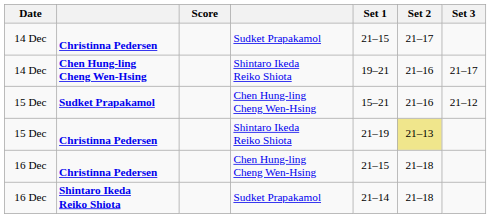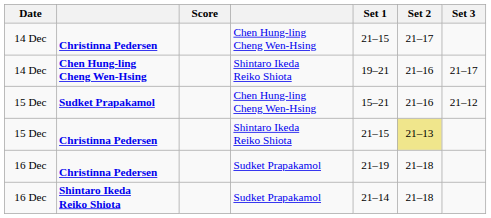(277, 39) Sudket Prapakamol -> (275, 39) Chen Hung-ling Cheng Wen-Hsing
(375, 134) 21–19 -> (375, 134) 21–15
(275, 166) Chen Hung-ling Cheng Wen-Hsing -> (277, 166) Sudket Prapakamol
(375, 166) 21–15 -> (375, 166) 21–19
